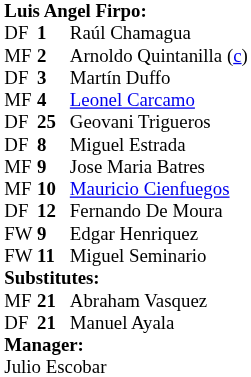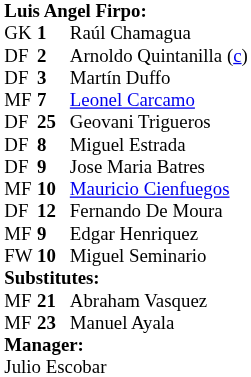(16, 33) DF -> (18, 33) GK
(18, 55) MF -> (16, 55) DF
(42, 100) 4 -> (42, 100) 7
(18, 166) MF -> (16, 166) DF
(18, 233) FW -> (18, 233) MF
(46, 255) 11 -> (46, 255) 10
(16, 322) DF -> (18, 322) MF
(46, 322) 21 -> (46, 322) 23
